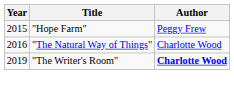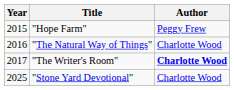(17, 61) 2019 -> (17, 61) 2017
+ row: (83, 77)
